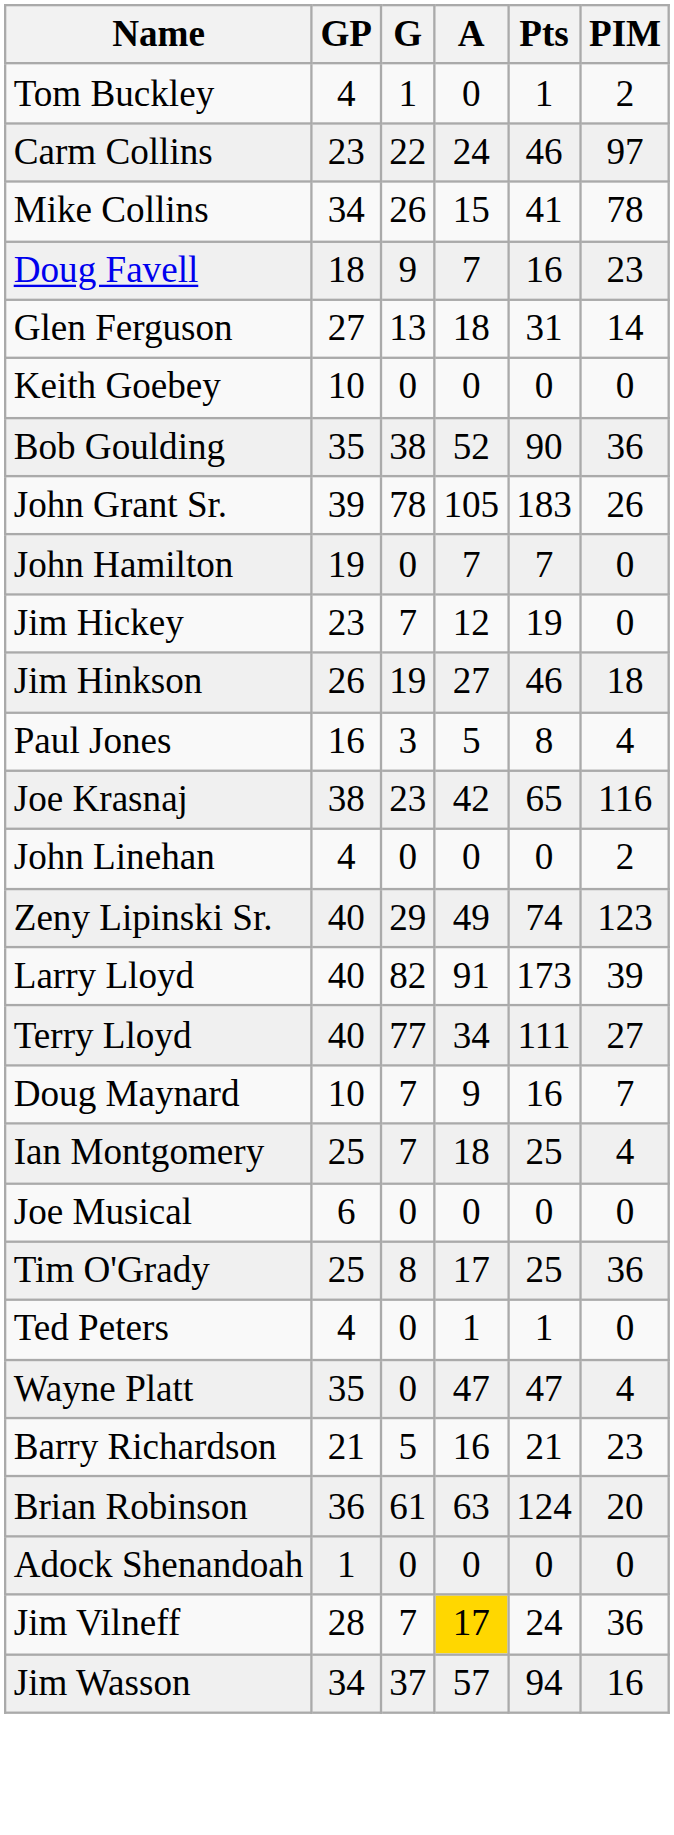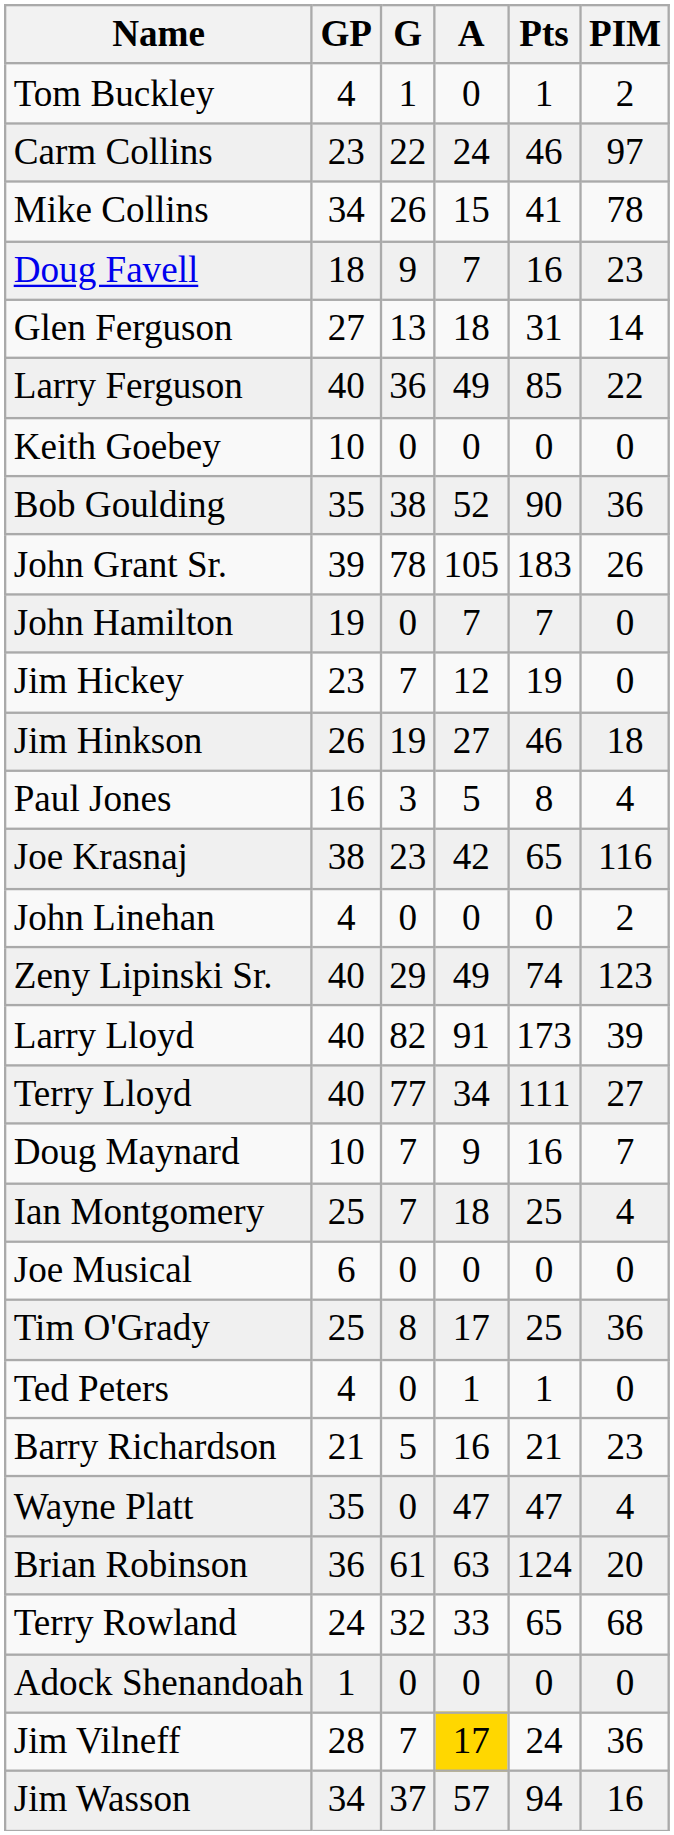+ row: (128, 387)
rows swapped: (103, 1387) <-> (145, 1446)
+ row: (125, 1623)
